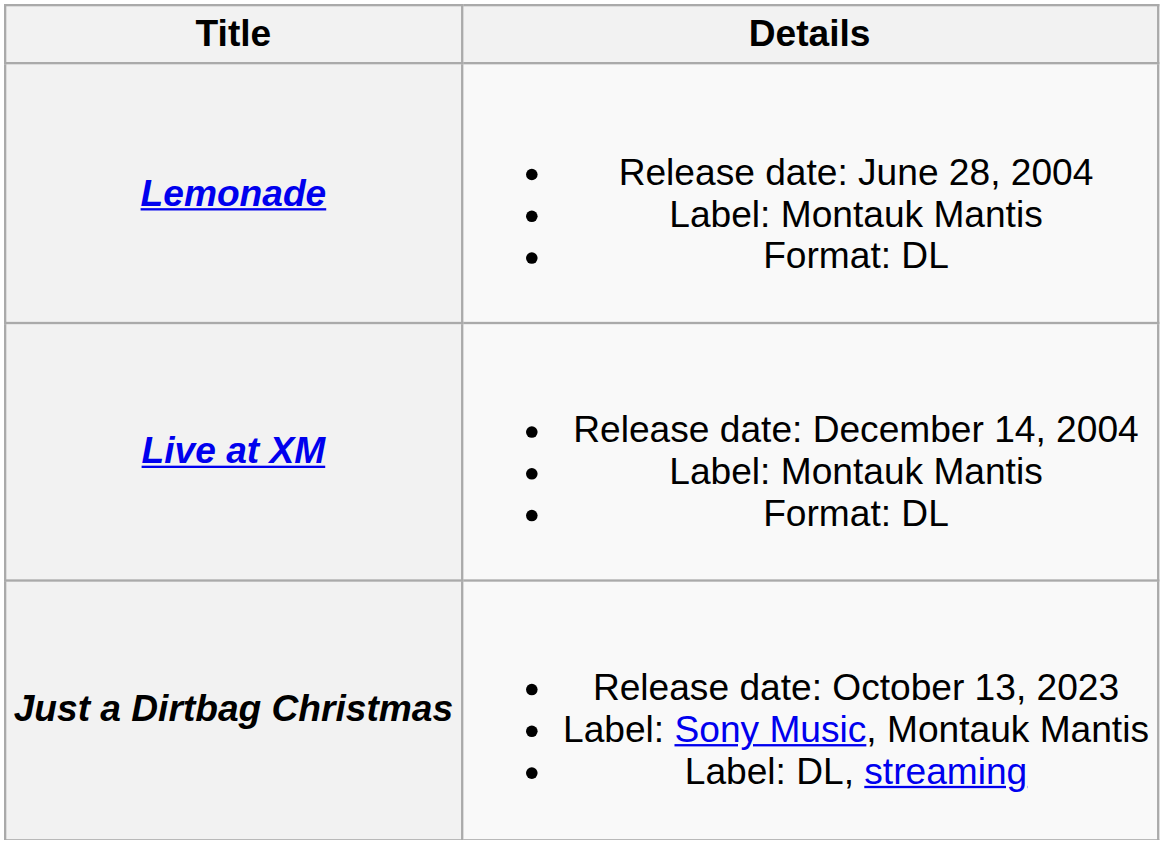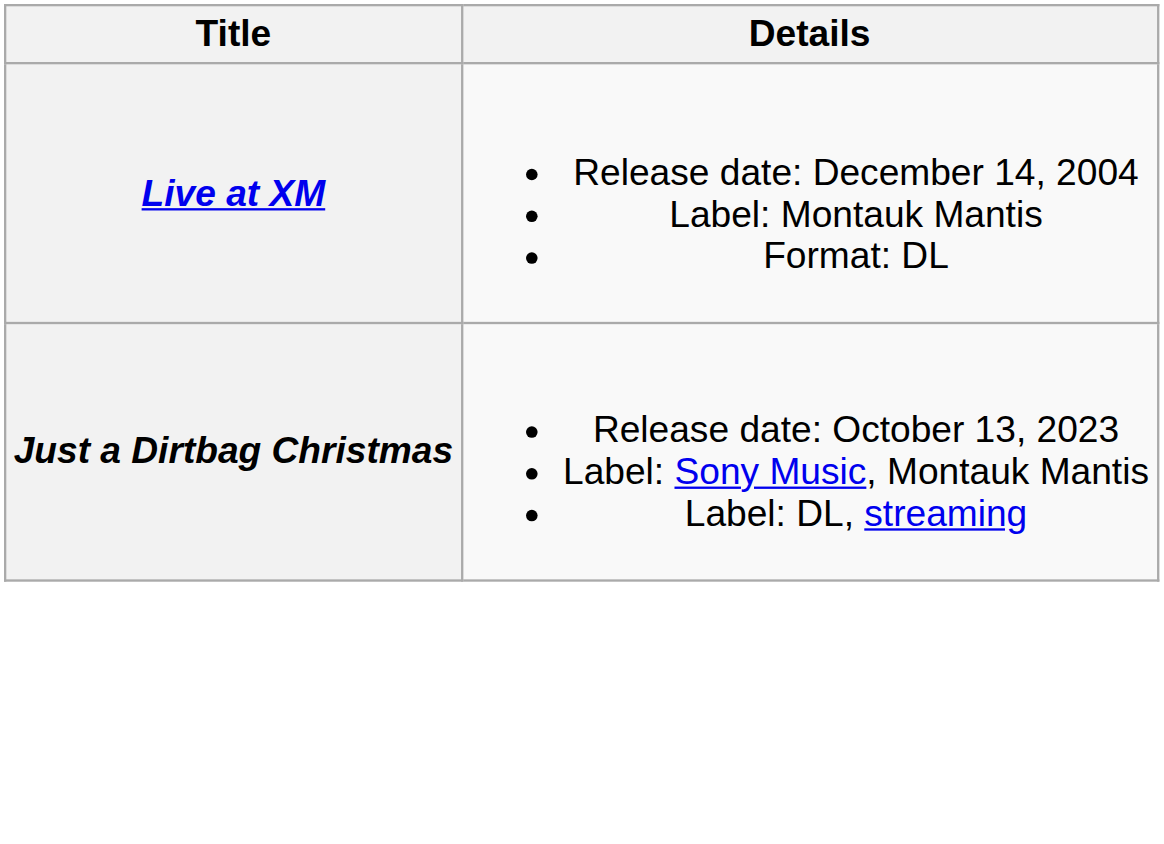- row: (233, 192)
